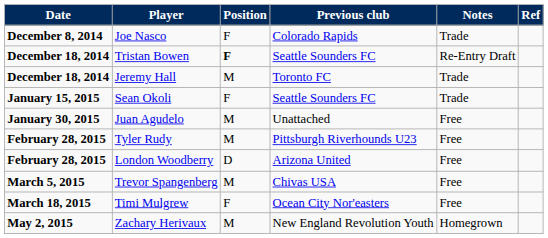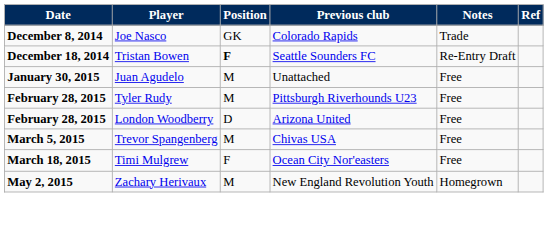(227, 35) F -> (232, 35) GK
- row: (145, 77)
- row: (143, 98)
